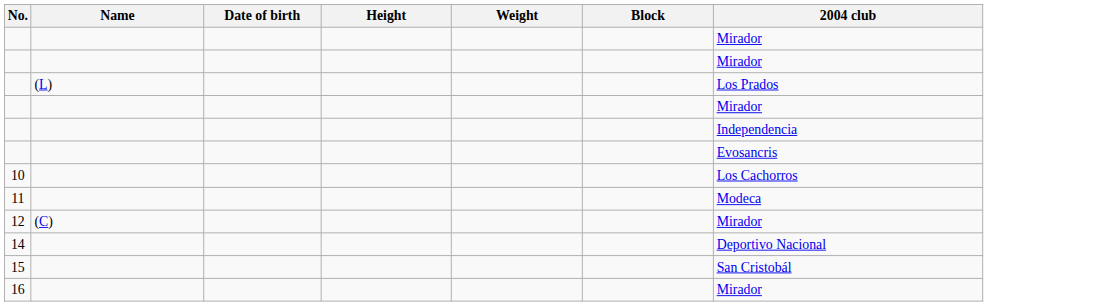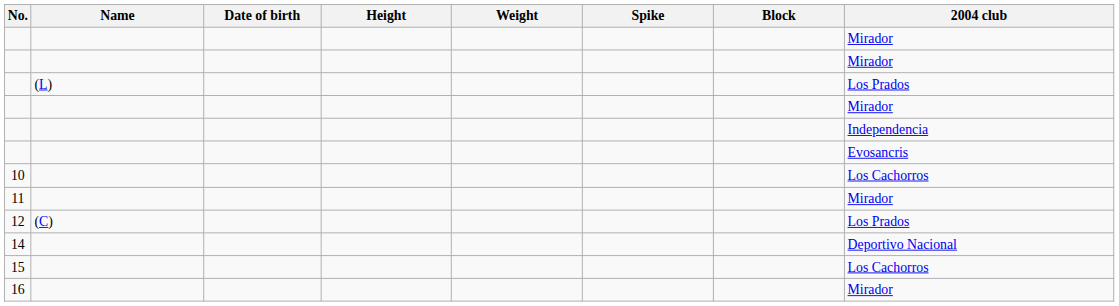+ column: (648, 16)
(739, 198) Modeca -> (870, 198) Mirador
(739, 221) Mirador -> (878, 221) Los Prados
(754, 266) San Cristobál -> (888, 266) Los Cachorros
